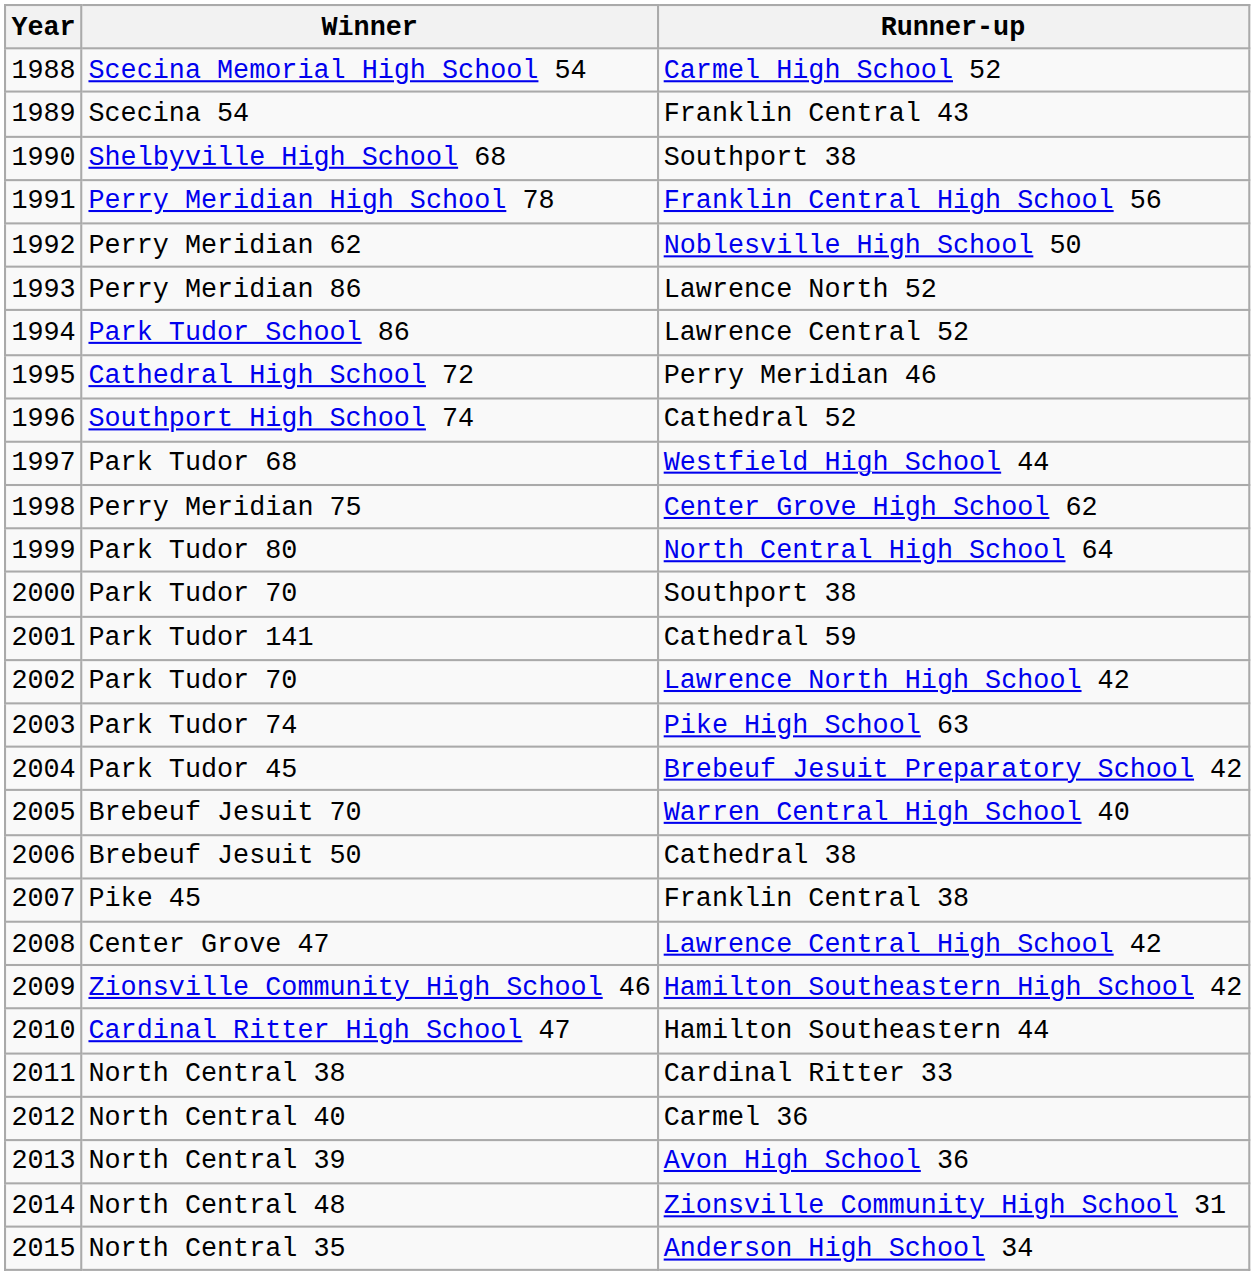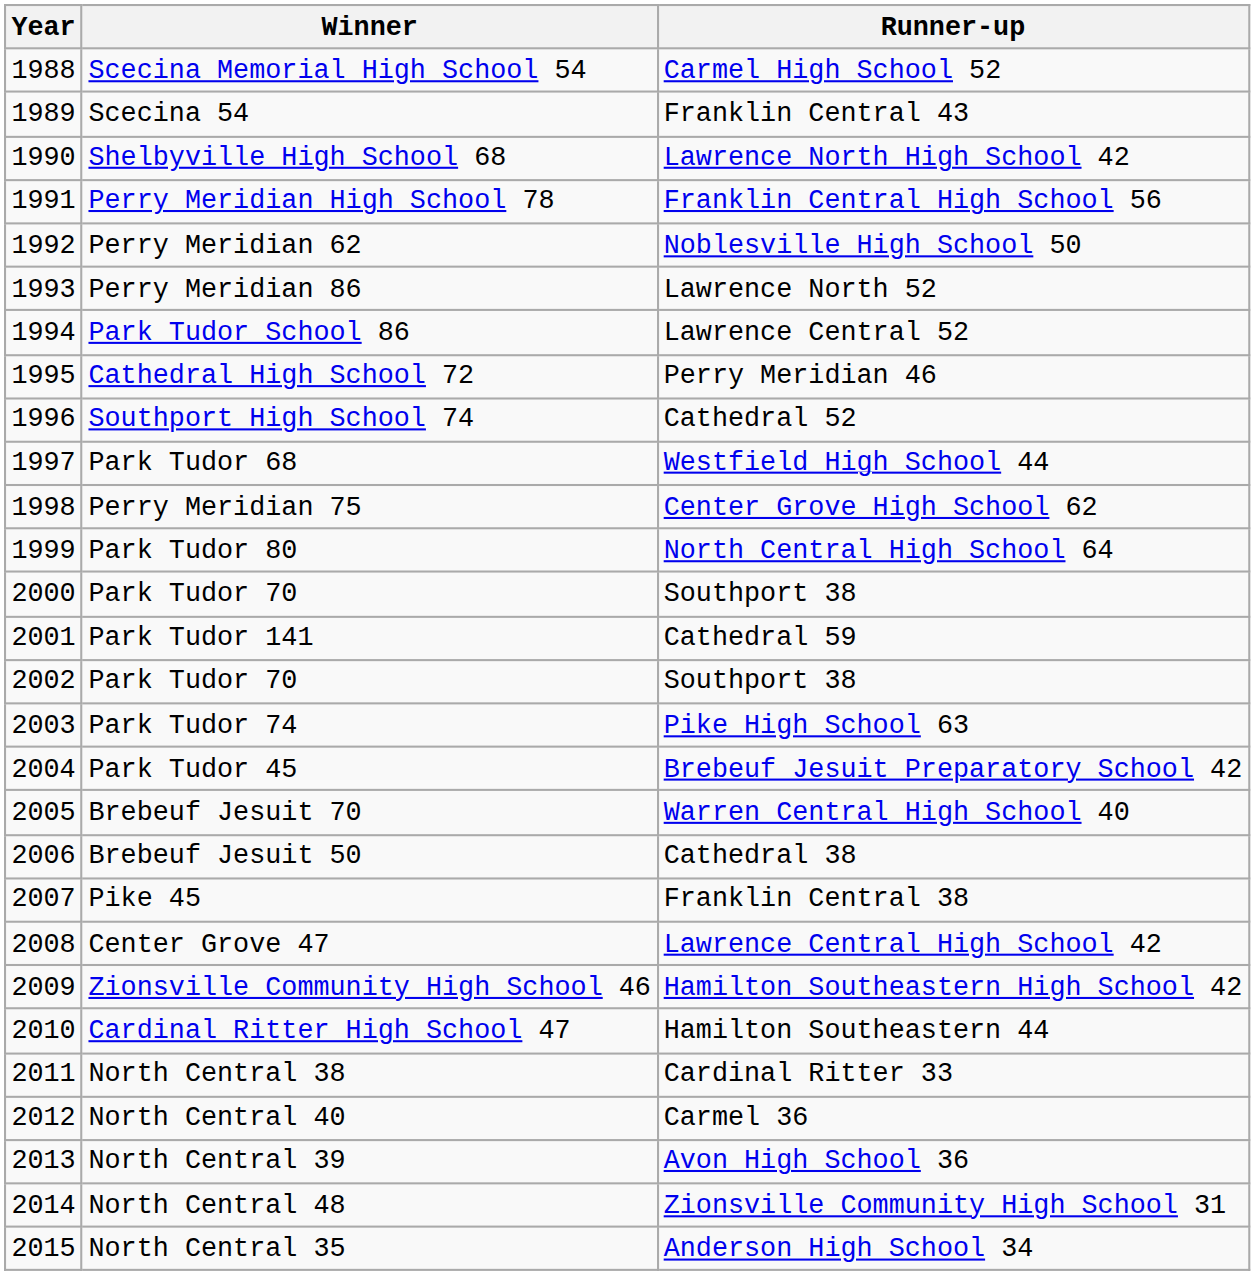(760, 158) Southport 38 -> (897, 158) Lawrence North High School 42
(897, 682) Lawrence North High School 42 -> (760, 682) Southport 38
